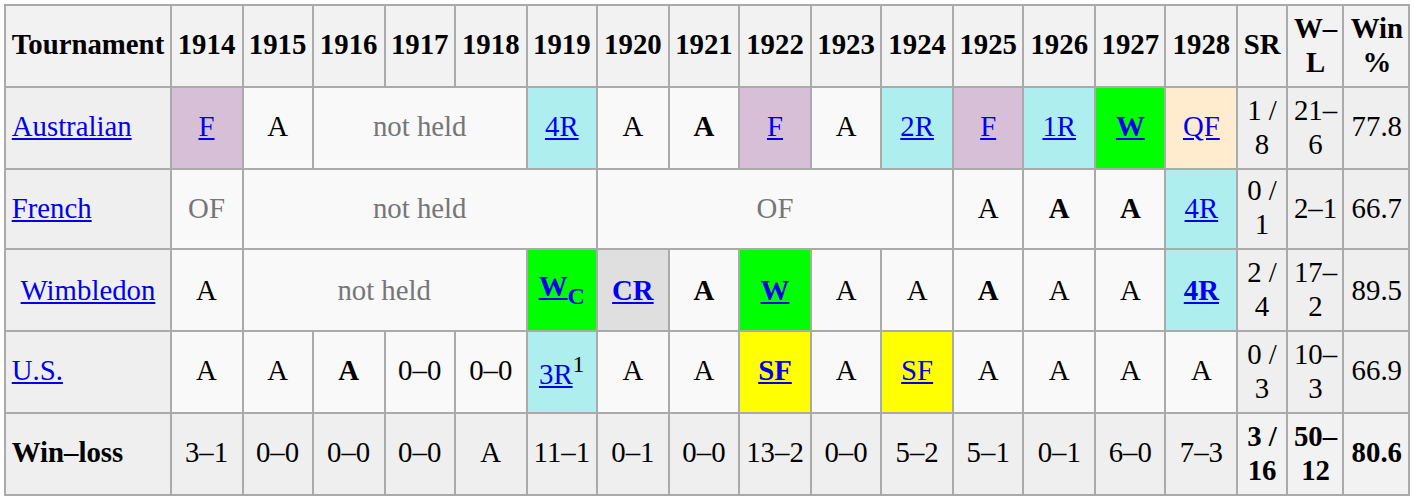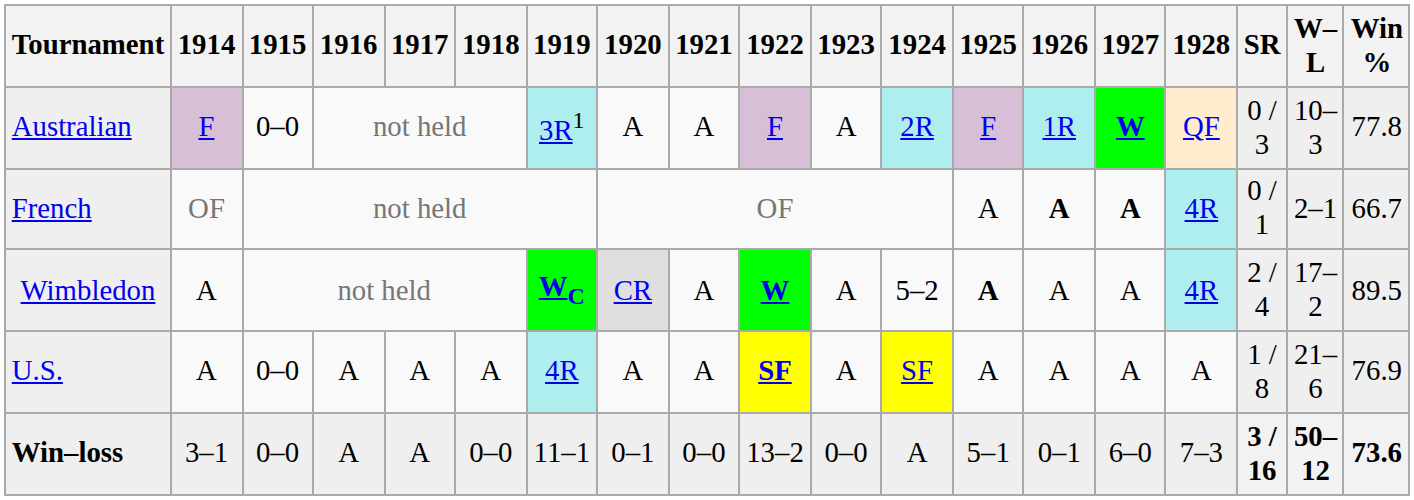(278, 127) A -> (278, 127) 0–0
(562, 127) 4R -> (562, 127) 3R1
(704, 127) bold -> (704, 127) normal
(1262, 127) 1 / 8 -> (1262, 127) 0 / 3
(1316, 127) 21–6 -> (1316, 127) 10–3
(633, 290) bold -> (633, 290) normal
(704, 290) bold -> (704, 290) normal
(917, 290) A -> (917, 290) 5–2
(1201, 290) bold -> (1201, 290) normal
(278, 371) A -> (278, 371) 0–0
(349, 371) bold -> (349, 371) normal
(420, 371) 0–0 -> (420, 371) A
(491, 371) 0–0 -> (491, 371) A
(562, 371) 3R1 -> (562, 371) 4R
(1262, 371) 0 / 3 -> (1262, 371) 1 / 8
(1316, 371) 10–3 -> (1316, 371) 21–6
(1377, 371) 66.9 -> (1377, 371) 76.9
(349, 453) 0–0 -> (349, 453) A
(420, 453) 0–0 -> (420, 453) A
(491, 453) A -> (491, 453) 0–0
(917, 453) 5–2 -> (917, 453) A
(1377, 453) 80.6 -> (1377, 453) 73.6
